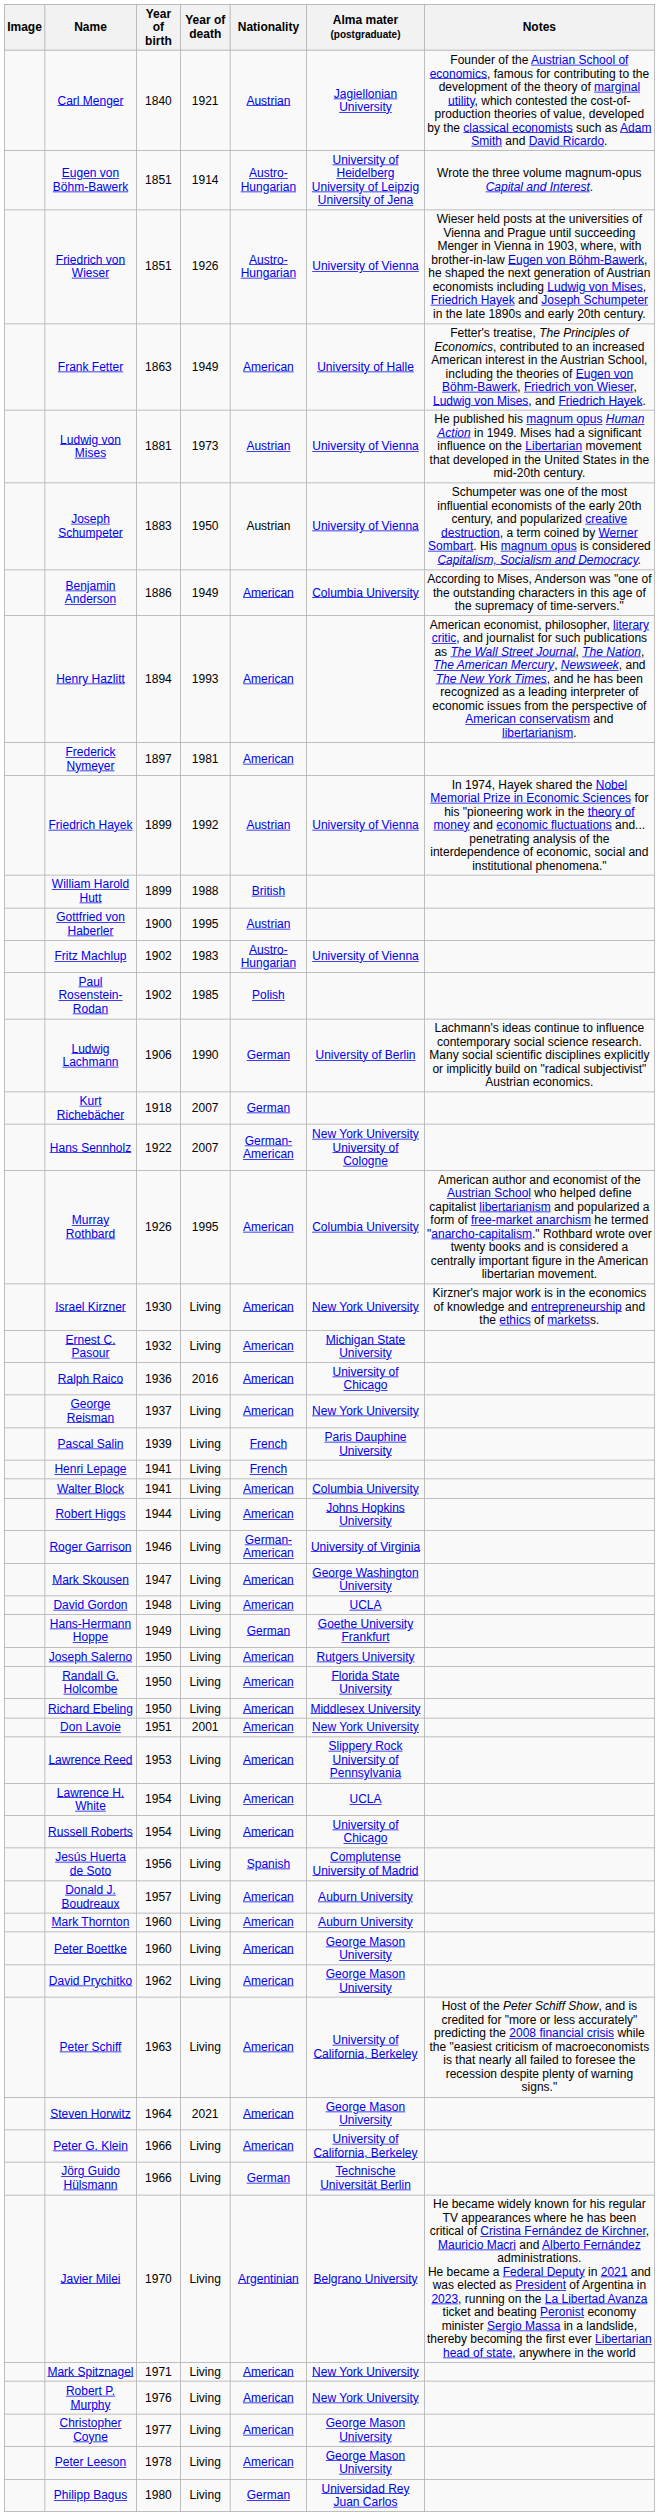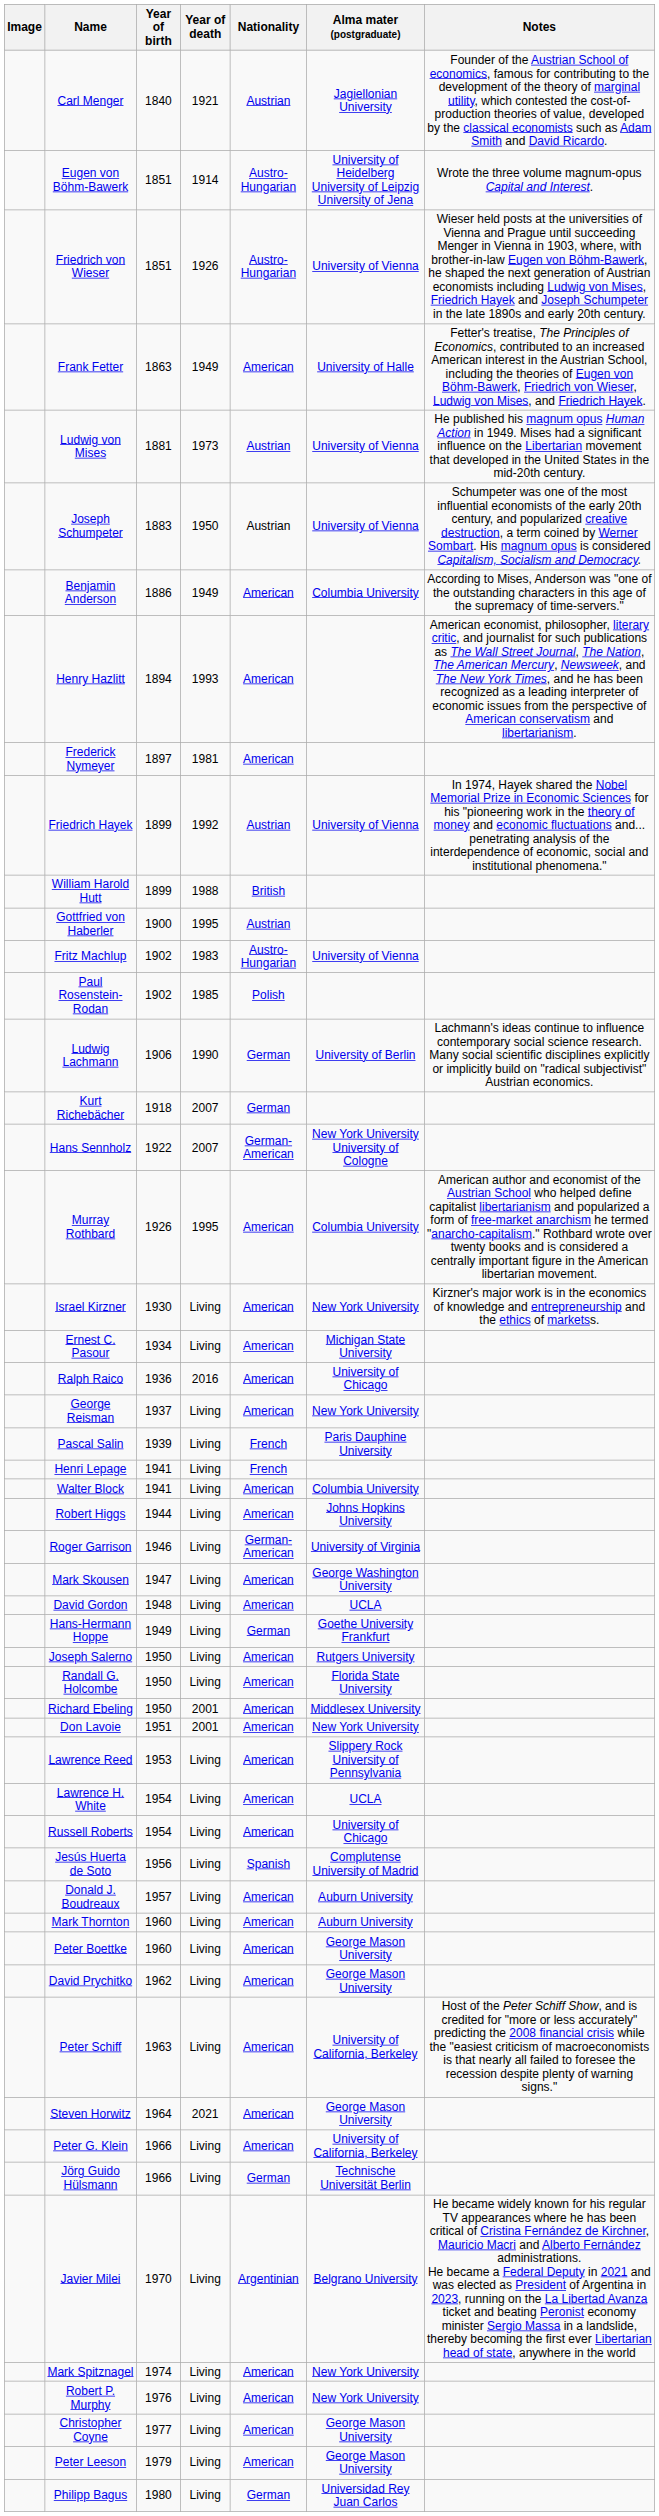(158, 1346) 1932 -> (158, 1346) 1934
(205, 1708) Living -> (205, 1708) 2001
(158, 2372) 1971 -> (158, 2372) 1974
(158, 2462) 1978 -> (158, 2462) 1979
